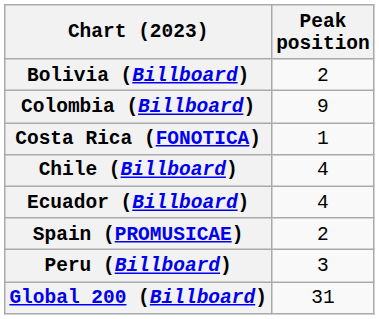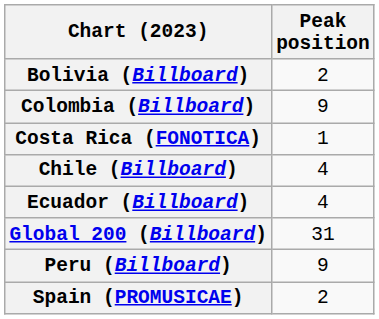rows swapped: (138, 297) <-> (138, 234)
(323, 266) 3 -> (323, 266) 9
